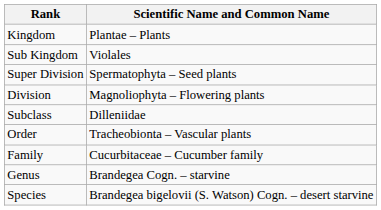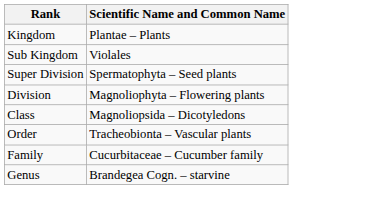+ row: (21, 114)
- row: (29, 114)
- row: (27, 194)
